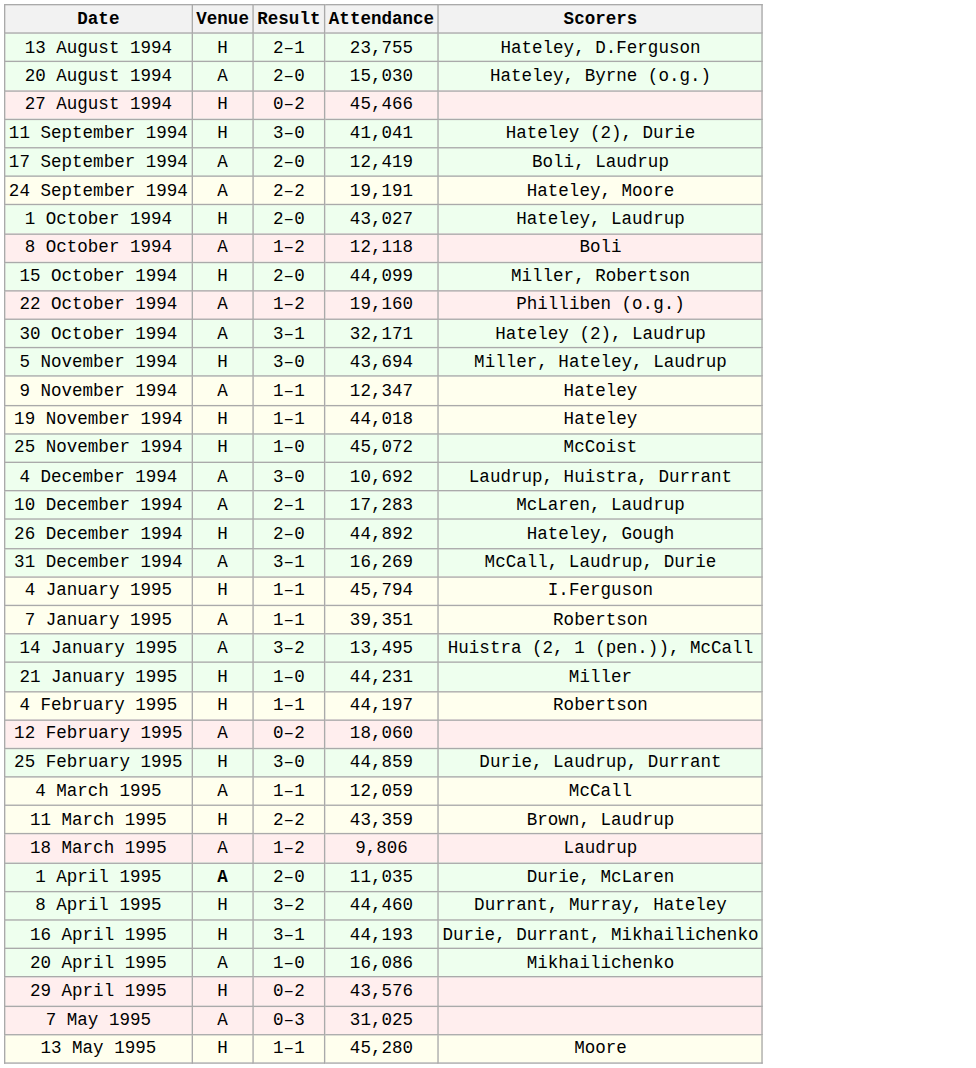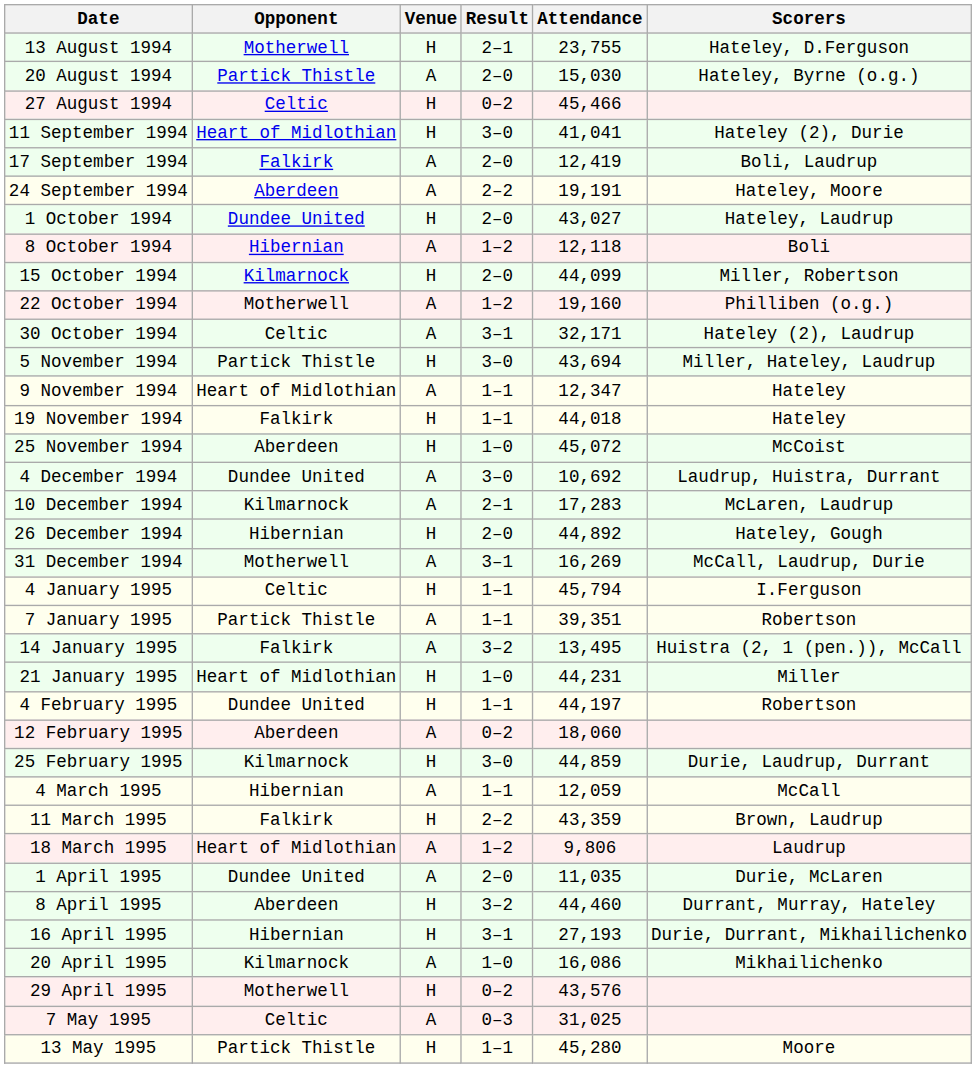+ column: (296, 19)
(223, 877) bold -> (431, 877) normal
(381, 934) 44,193 -> (590, 934) 27,193
